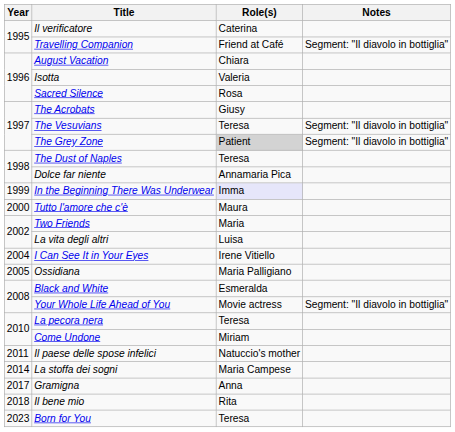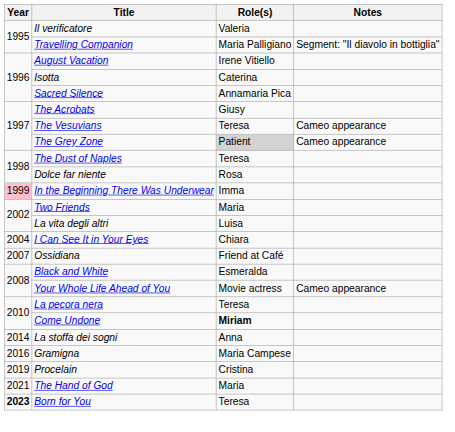(238, 28) Caterina -> (234, 28) Valeria
(251, 45) Friend at Café -> (255, 45) Maria Palligiano
(234, 61) Chiara -> (247, 61) Irene Vitiello
(234, 77) Valeria -> (238, 77) Caterina
(231, 93) Rosa -> (255, 93) Annamaria Pica
(377, 126) Segment: "Il diavolo in bottiglia" -> (341, 126) Cameo appearance
(377, 142) Segment: "Il diavolo in bottiglia" -> (341, 142) Cameo appearance
(255, 175) Annamaria Pica -> (231, 175) Rosa
(18, 191) no background -> (18, 191) pink background
(231, 191) lavender background -> (231, 191) no background
- row: (81, 207)
(247, 256) Irene Vitiello -> (234, 239) Chiara
(18, 272) 2005 -> (18, 256) 2007
(255, 272) Maria Palligiano -> (251, 256) Friend at Café
(377, 304) Segment: "Il diavolo in bottiglia" -> (341, 288) Cameo appearance
(234, 337) normal -> (235, 321) bold
- row: (95, 353)
(255, 369) Maria Campese -> (231, 337) Anna
(18, 386) 2017 -> (18, 353) 2016
(231, 386) Anna -> (255, 353) Maria Campese
- row: (59, 402)
+ row: (56, 369)
+ row: (73, 386)
(18, 418) normal -> (18, 402) bold
